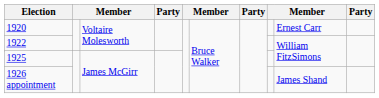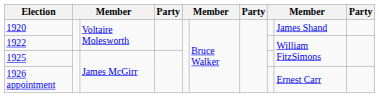(299, 27) Ernest Carr -> (302, 27) James Shand
(302, 79) James Shand -> (299, 79) Ernest Carr
